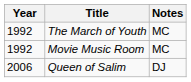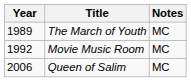(20, 31) 1992 -> (20, 31) 1989
(159, 67) DJ -> (161, 67) MC
